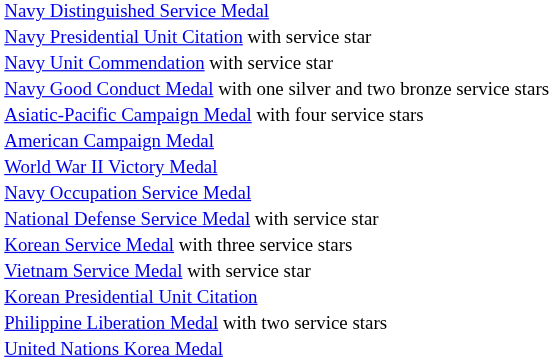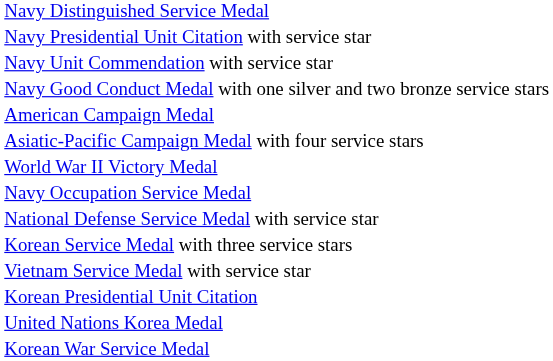rows swapped: (109, 140) <-> (214, 114)
- row: (196, 322)
+ row: (107, 348)
